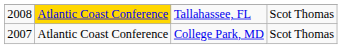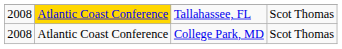(20, 33) 2007 -> (20, 33) 2008
